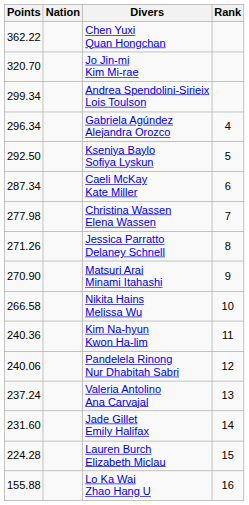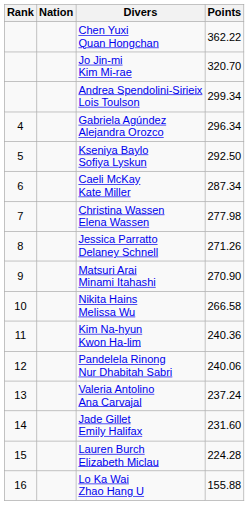columns swapped: (228, 13) <-> (24, 13)
